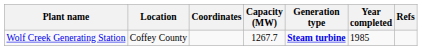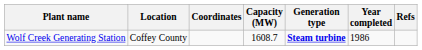(264, 38) 1267.7 -> (264, 38) 1608.7
(360, 38) 1985 -> (360, 38) 1986
